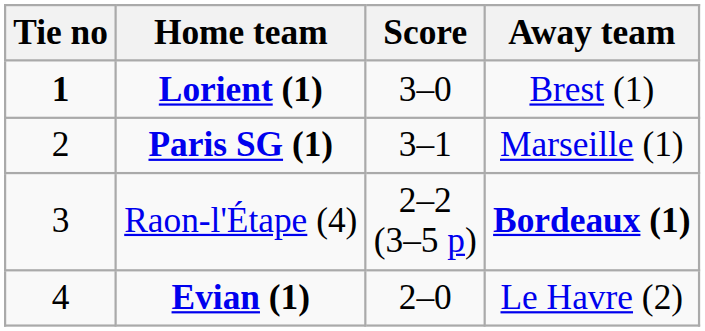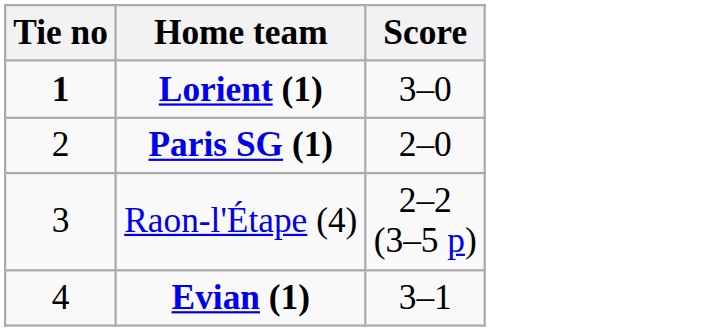- column: (592, 32)
(425, 144) 3–1 -> (425, 144) 2–0
(425, 296) 2–0 -> (425, 296) 3–1
